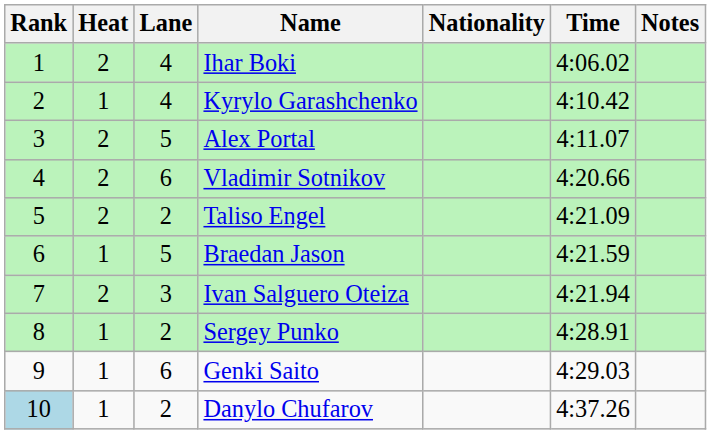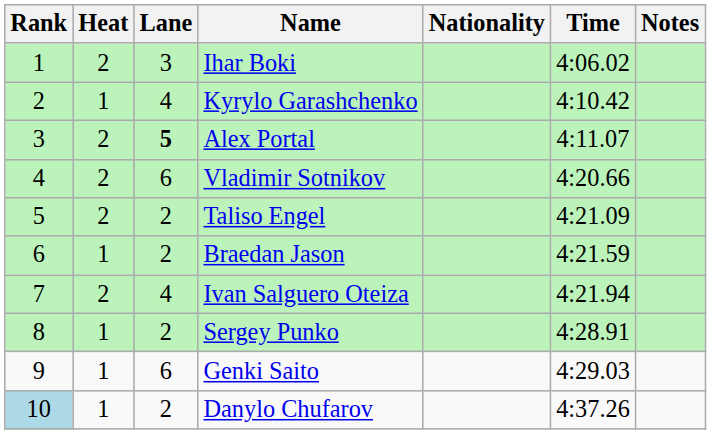(166, 62) 4 -> (166, 62) 3
(166, 139) normal -> (166, 139) bold
(166, 255) 5 -> (166, 255) 2
(166, 293) 3 -> (166, 293) 4
